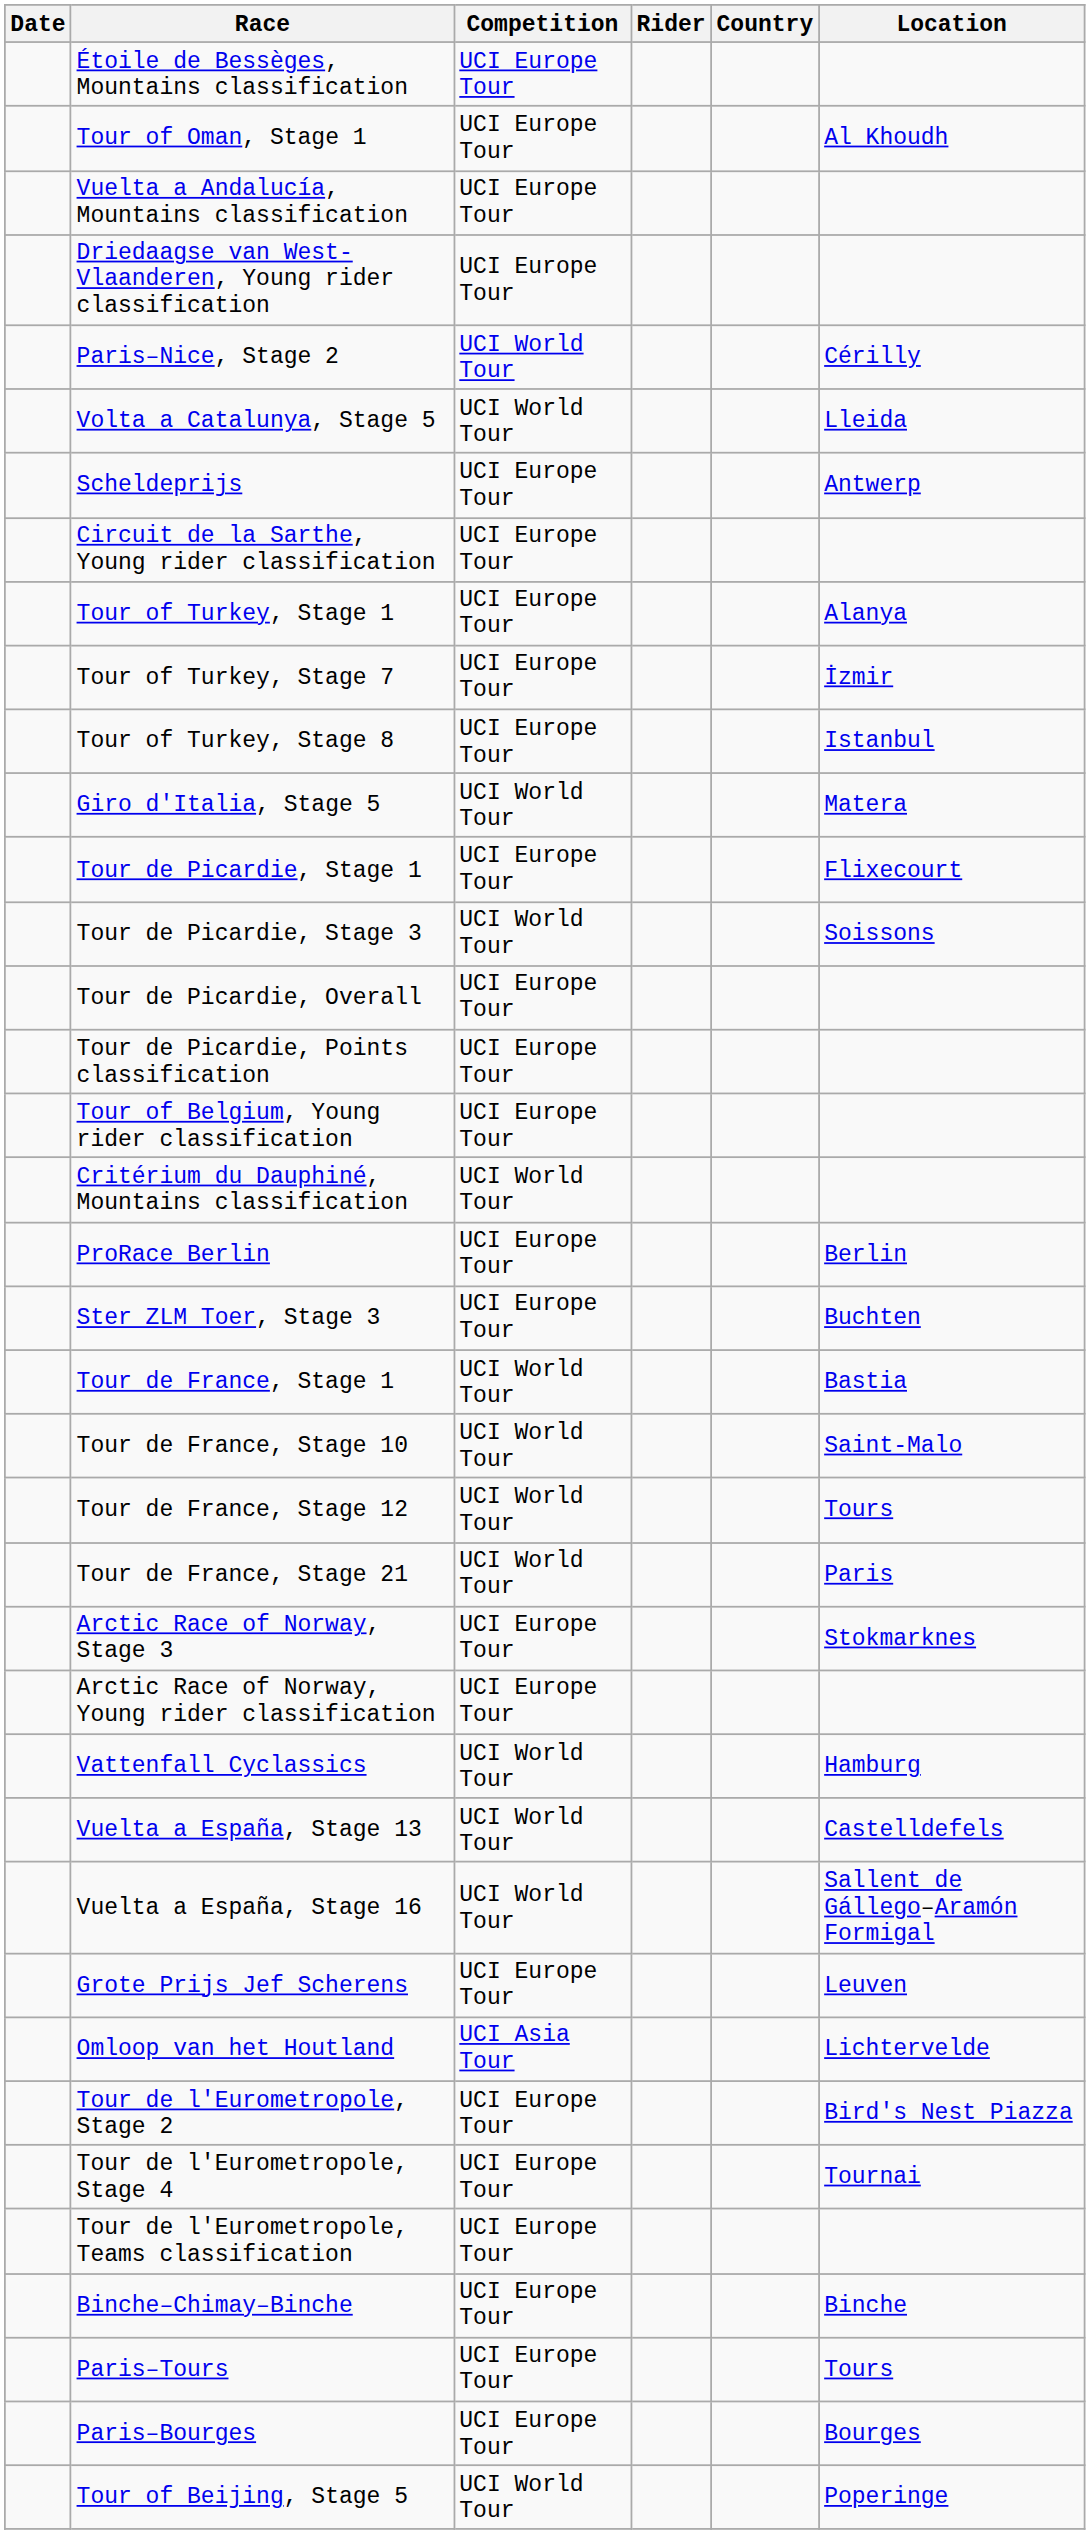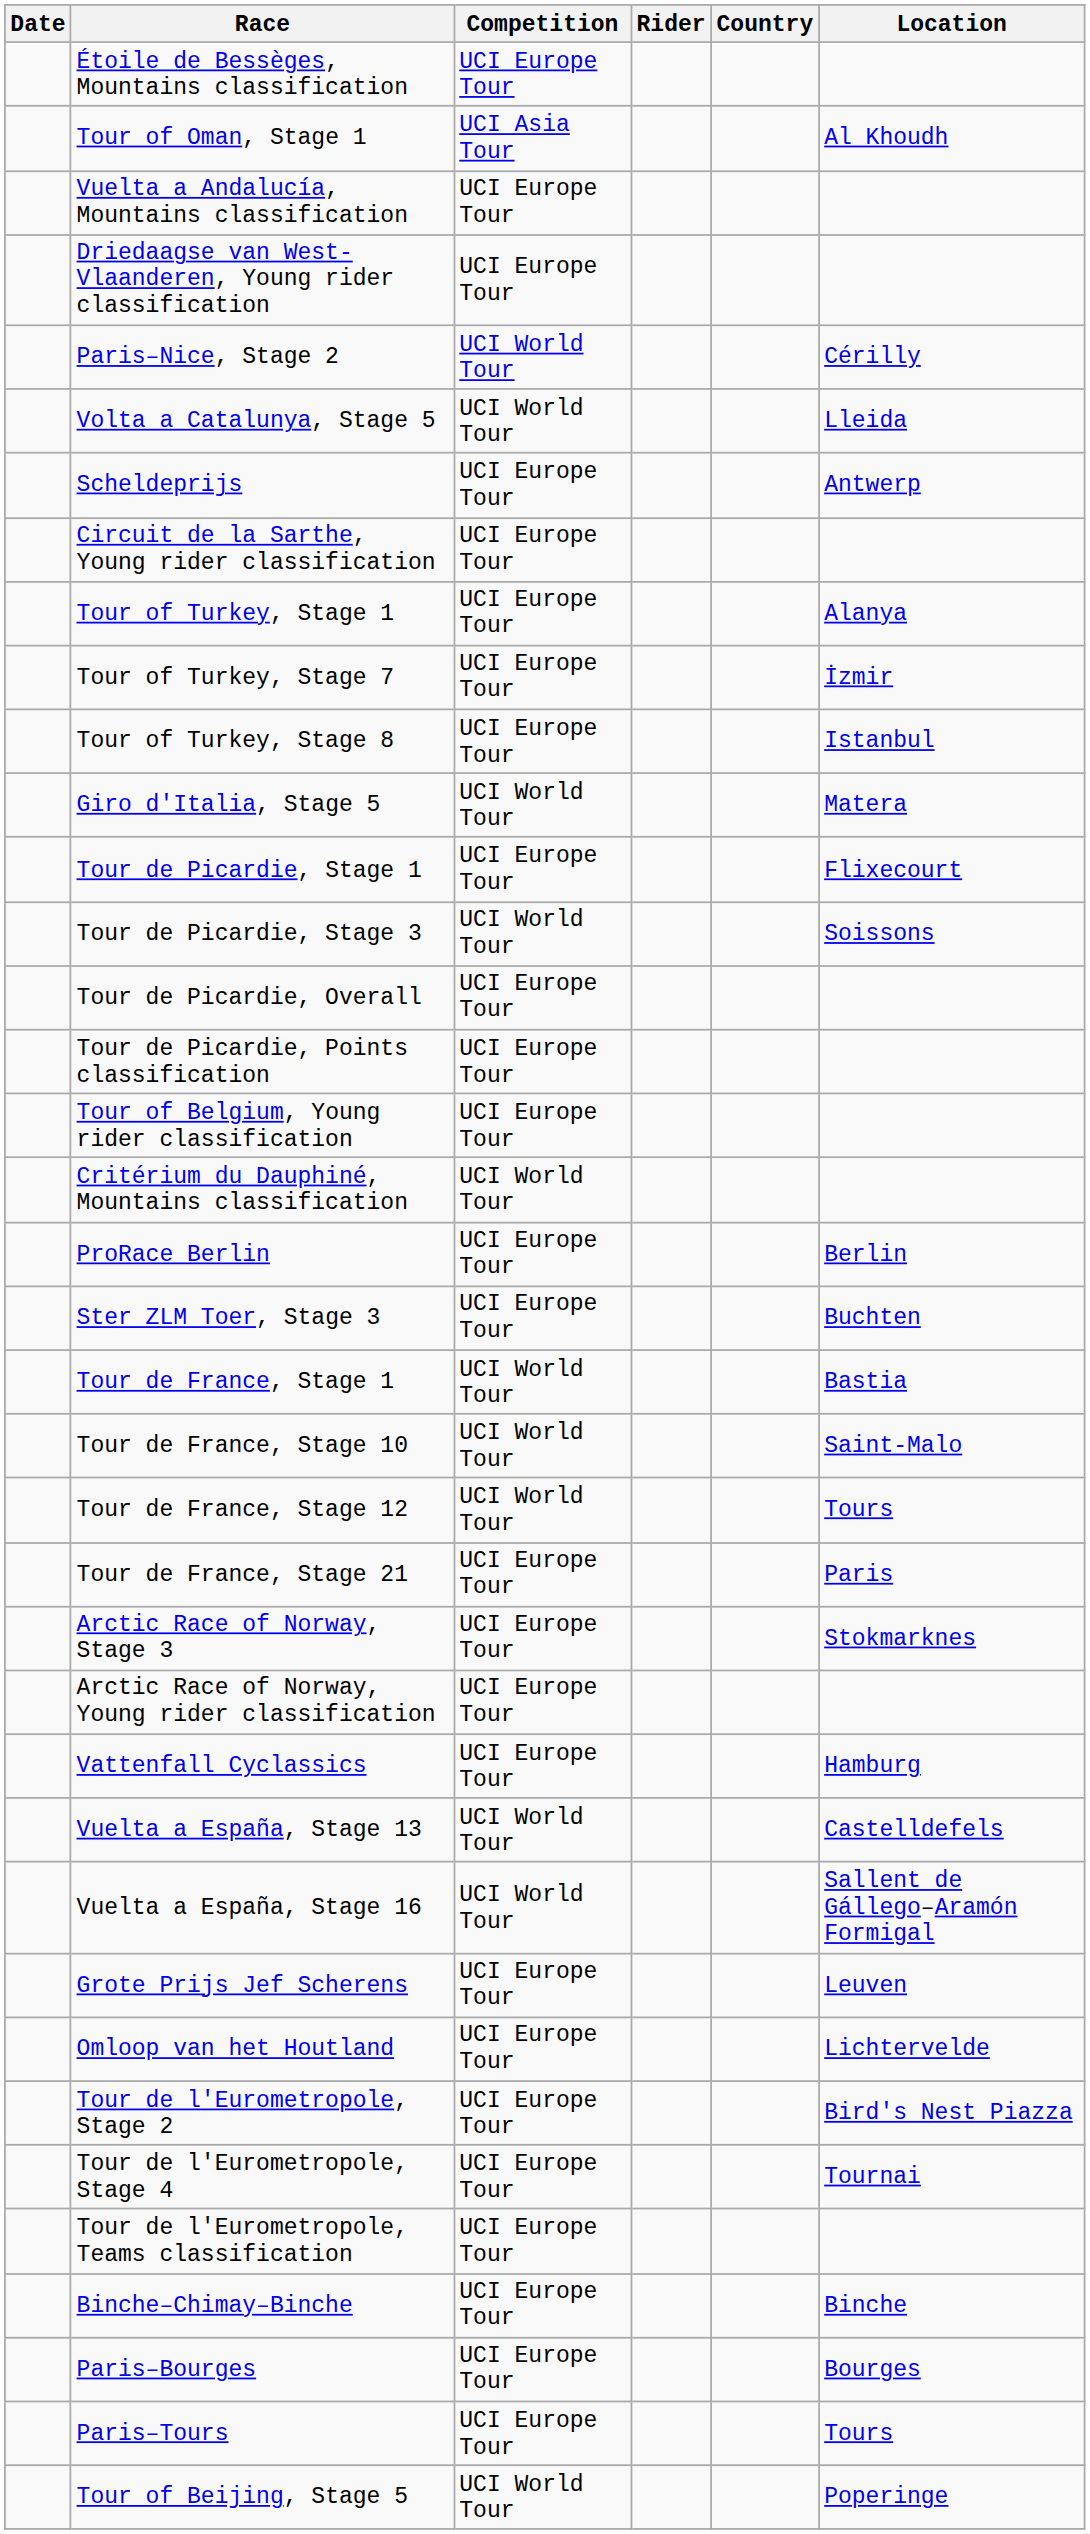(528, 138) UCI Europe Tour -> (515, 138) UCI Asia Tour
(521, 1574) UCI World Tour -> (528, 1574) UCI Europe Tour
(521, 1766) UCI World Tour -> (528, 1766) UCI Europe Tour
(515, 2049) UCI Asia Tour -> (528, 2049) UCI Europe Tour
rows swapped: (166, 2433) <-> (153, 2369)
